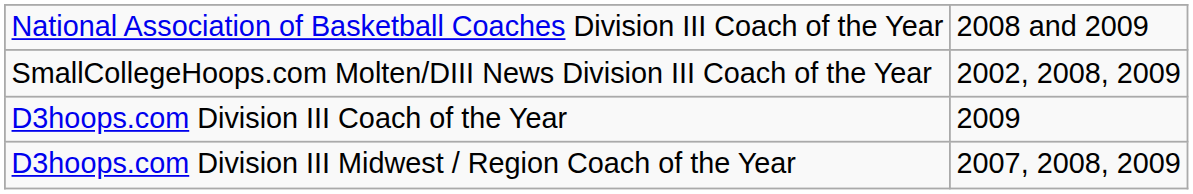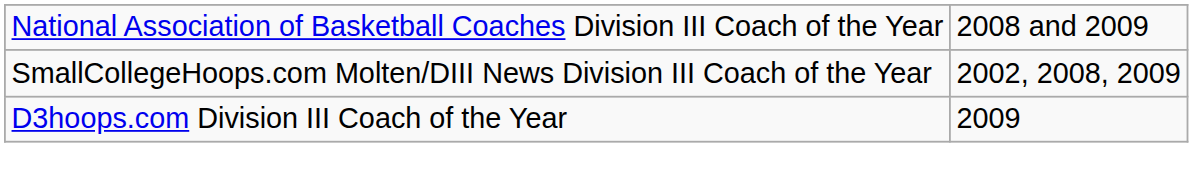- row: (404, 164)
